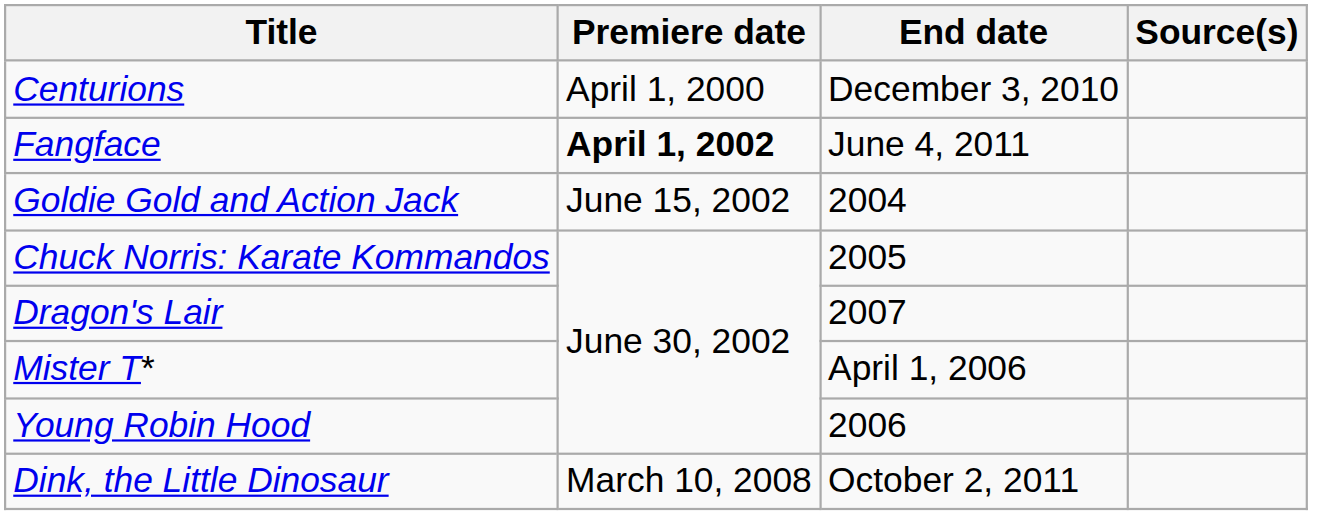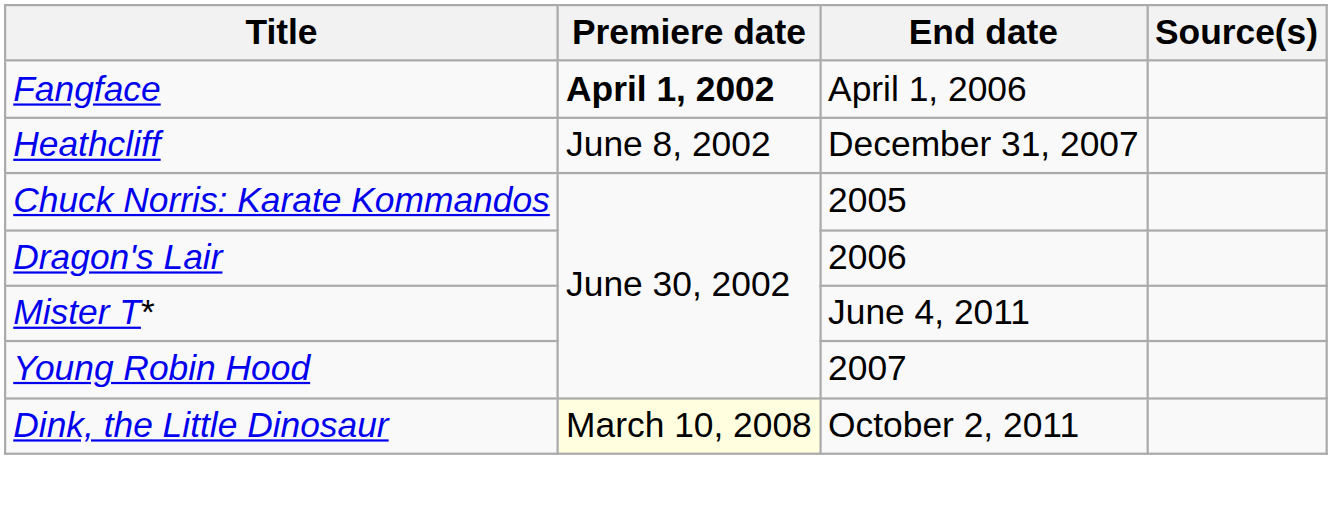- row: (99, 88)
(929, 144) June 4, 2011 -> (927, 88) April 1, 2006
+ row: (87, 144)
- row: (236, 200)
(867, 312) 2007 -> (867, 256) 2006
(927, 369) April 1, 2006 -> (929, 312) June 4, 2011
(867, 425) 2006 -> (867, 369) 2007
(689, 481) no background -> (689, 425) lightyellow background
